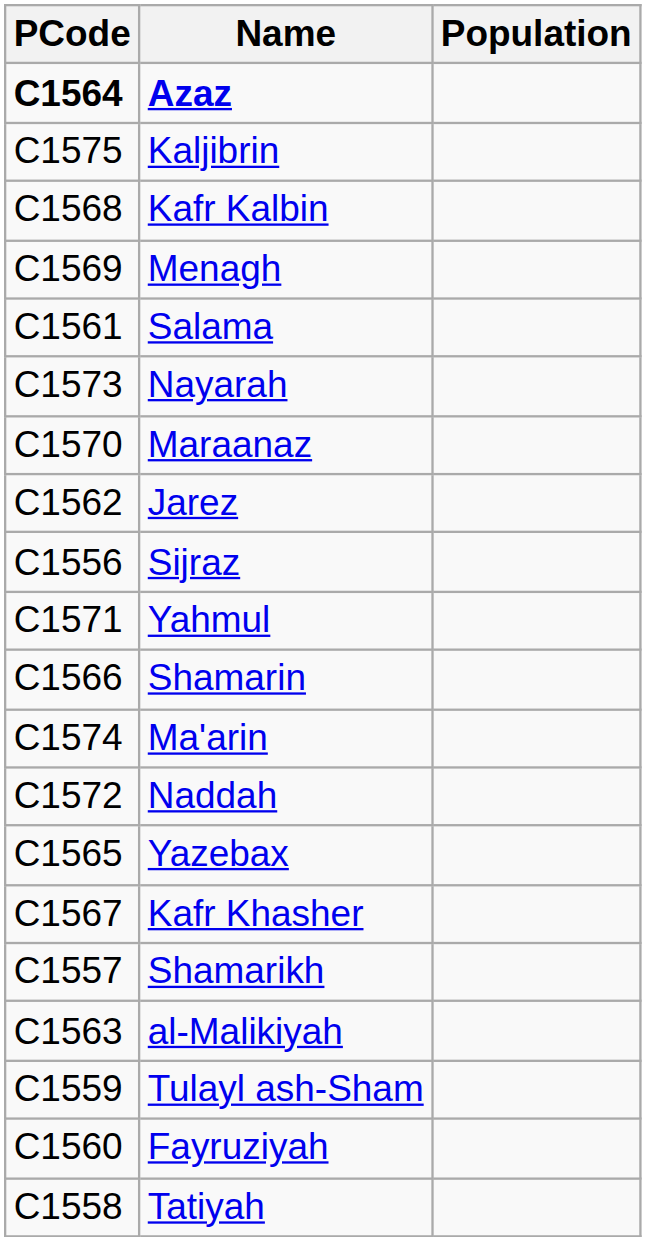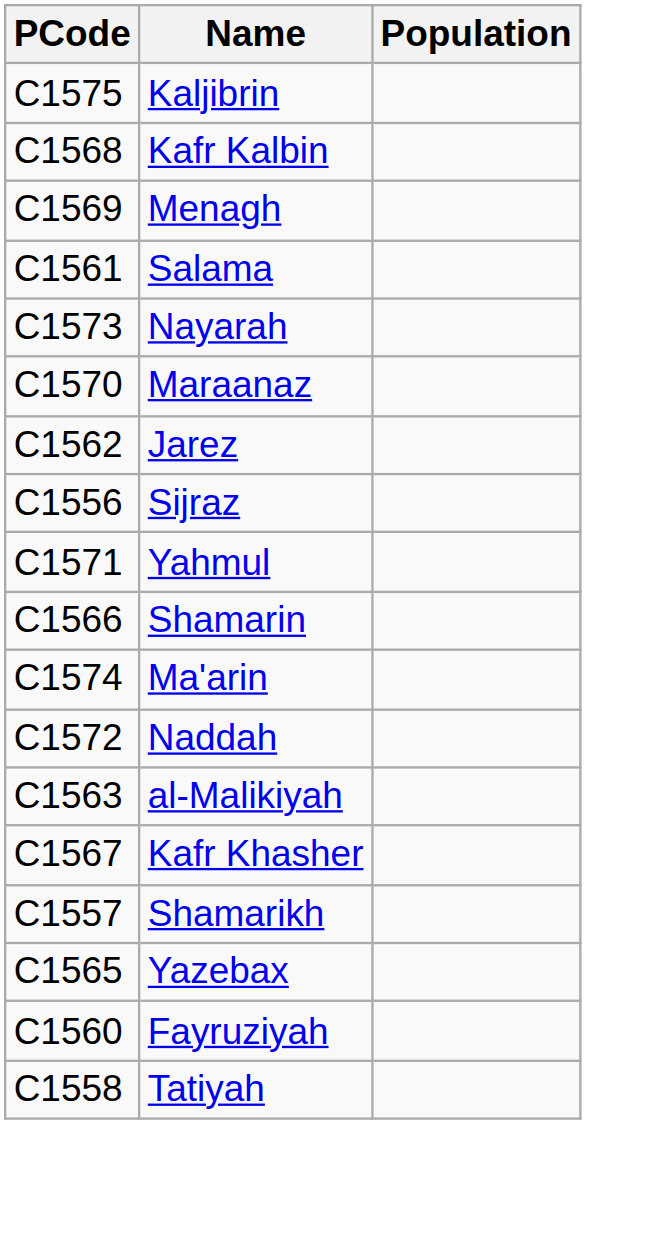- row: (190, 92)
rows swapped: (218, 854) <-> (245, 1030)
- row: (286, 1088)
